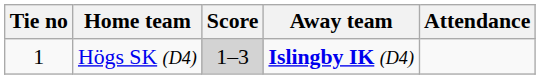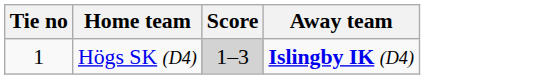- column: (477, 21)
